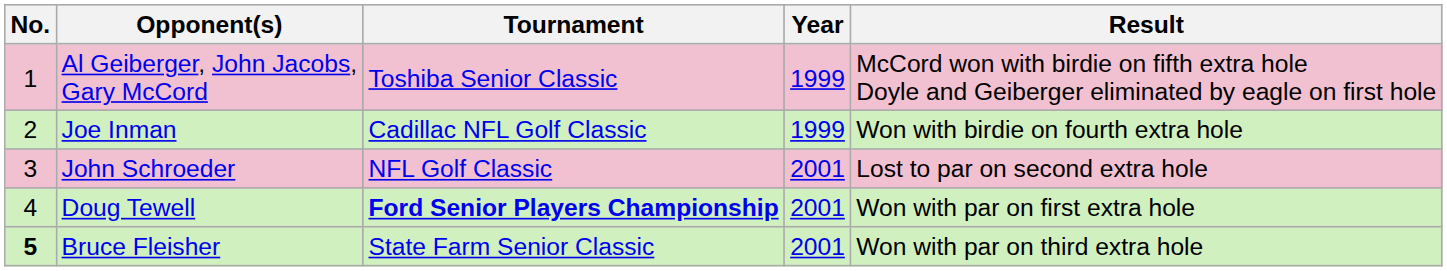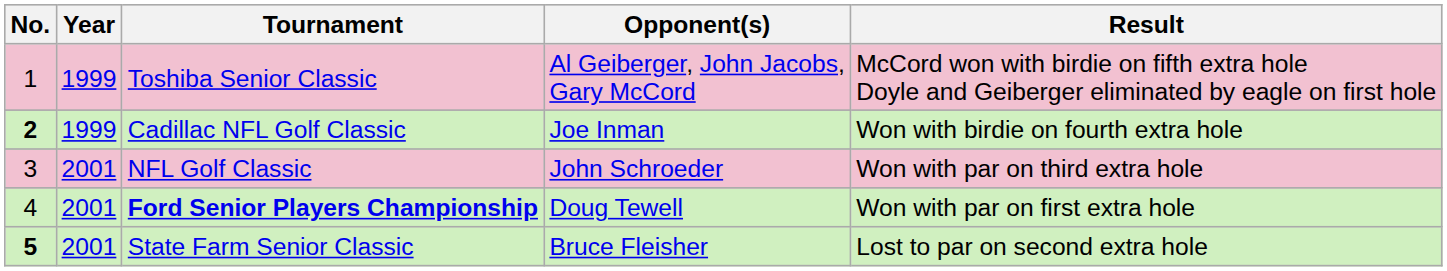columns swapped: (818, 24) <-> (209, 24)
(30, 130) normal -> (30, 130) bold
(1032, 169) Lost to par on second extra hole -> (1030, 169) Won with par on third extra hole
(1030, 247) Won with par on third extra hole -> (1032, 247) Lost to par on second extra hole
